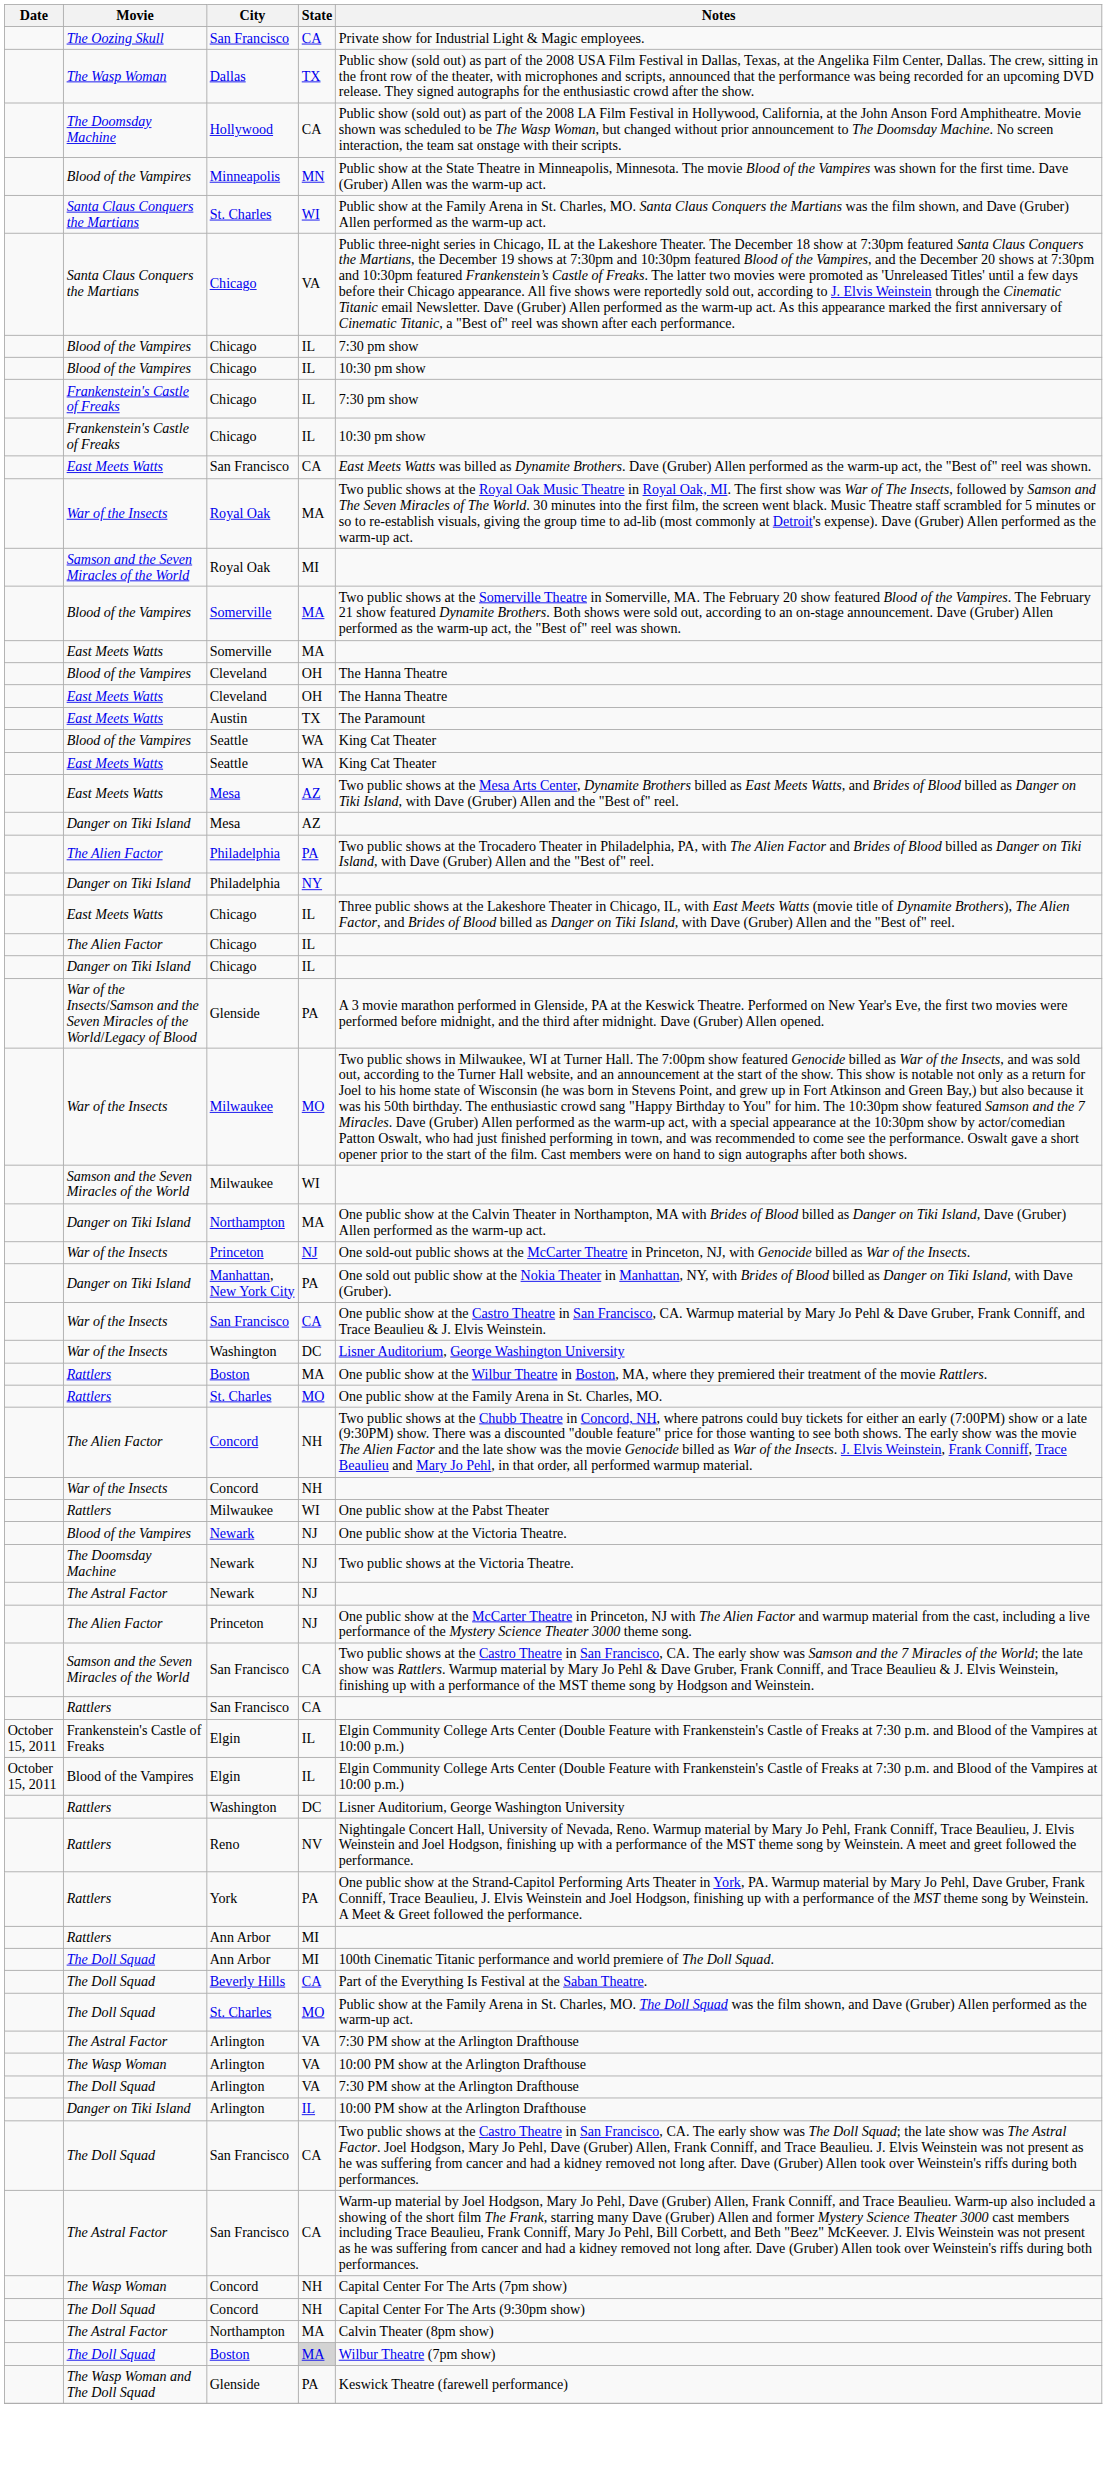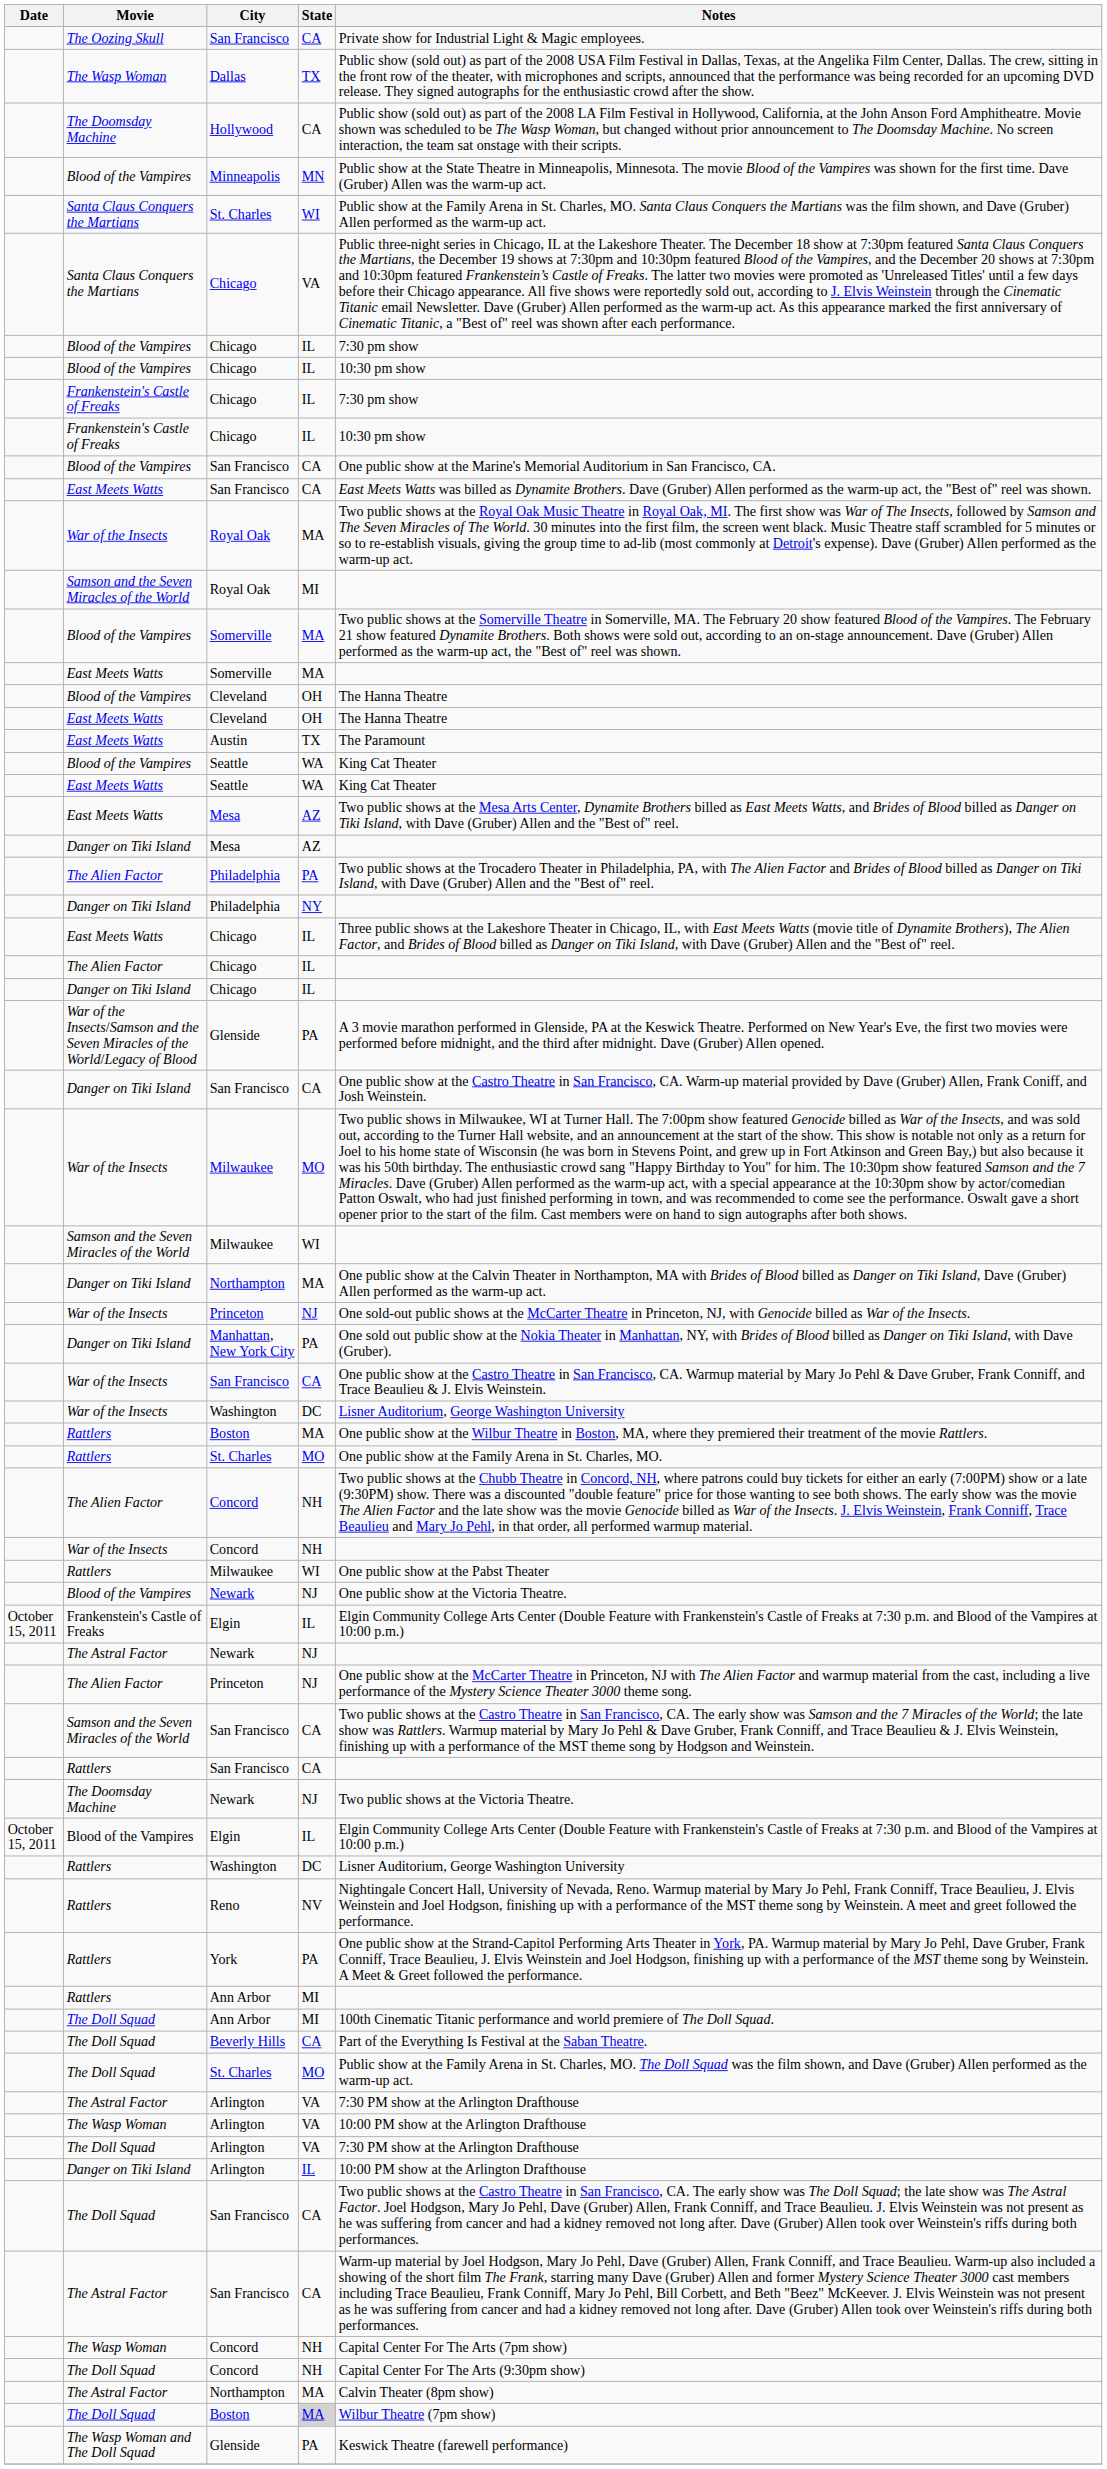+ row: (129, 467)
+ row: (129, 1089)
rows swapped: (109, 1563) <-> (134, 1738)
